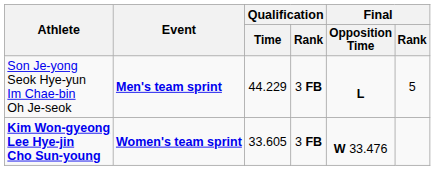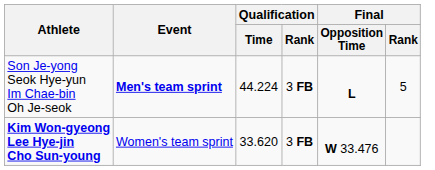(268, 87) 44.229 -> (259, 87) 44.224
(179, 142) bold -> (174, 142) normal
(268, 142) 33.605 -> (259, 142) 33.620
